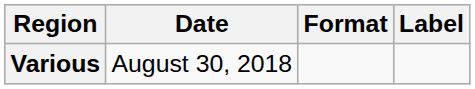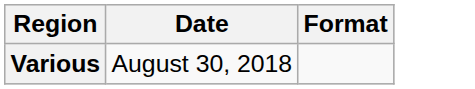- column: (431, 24)
